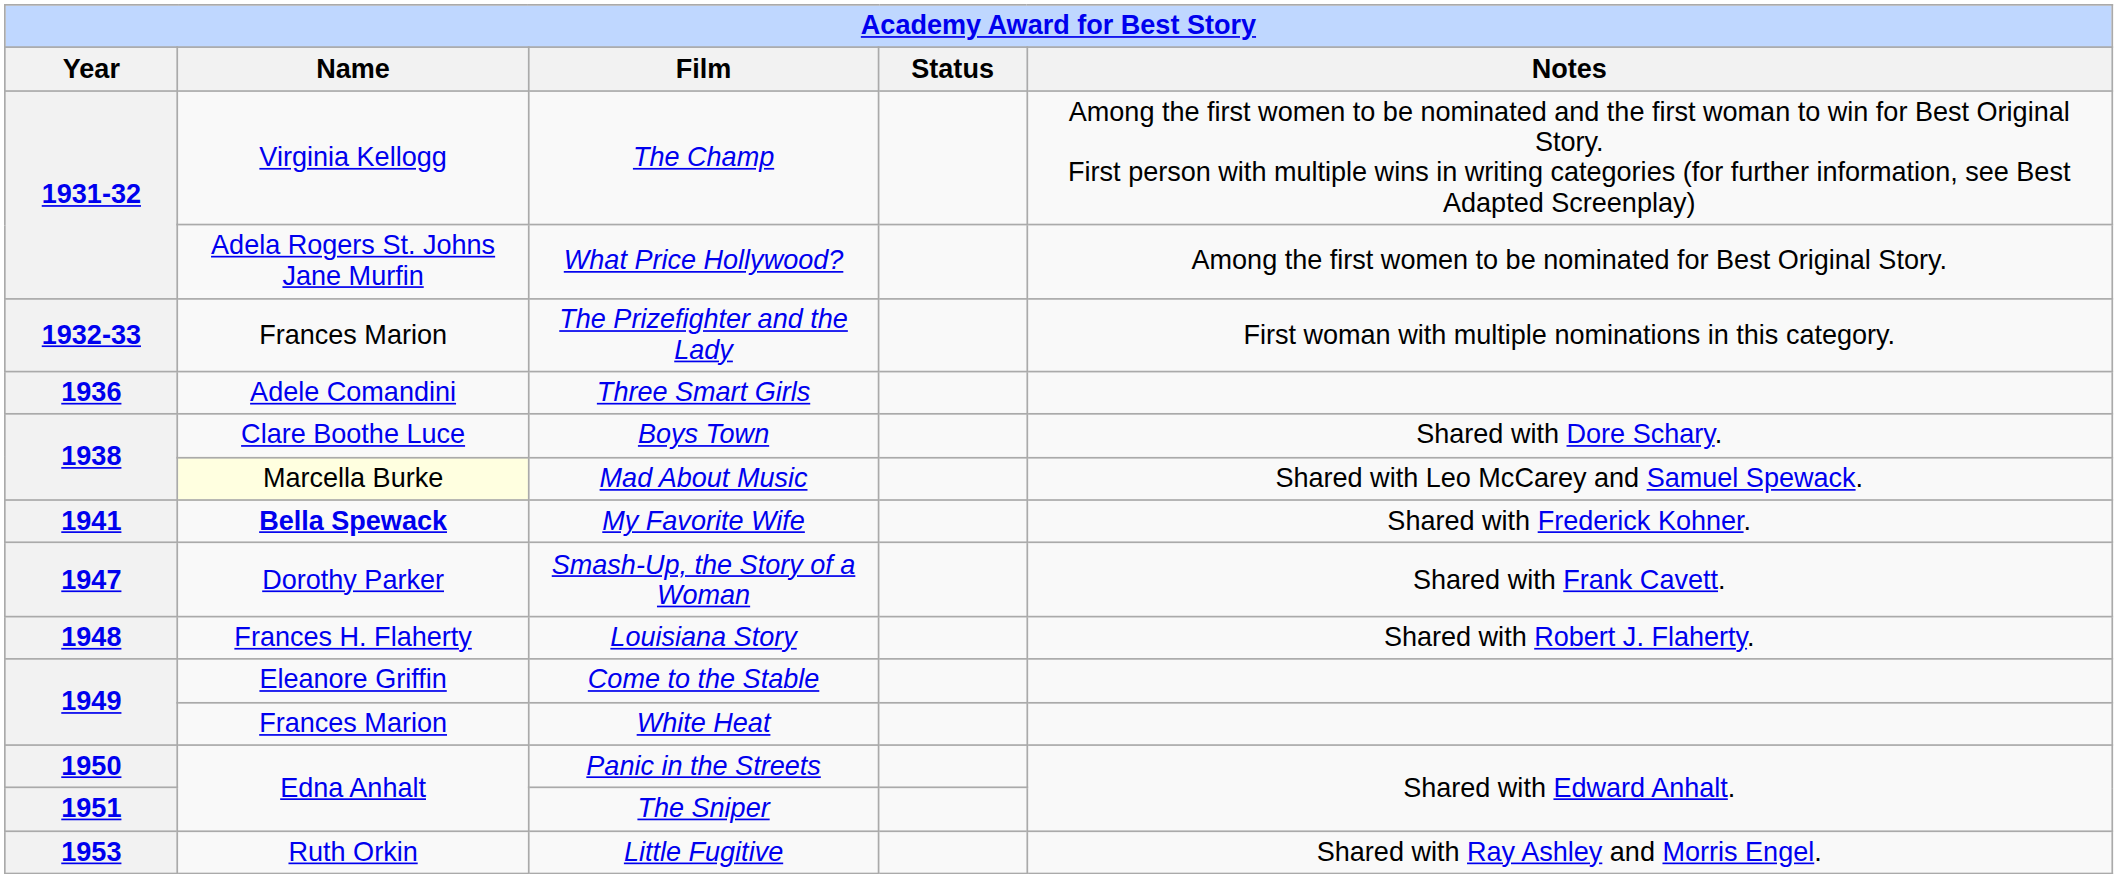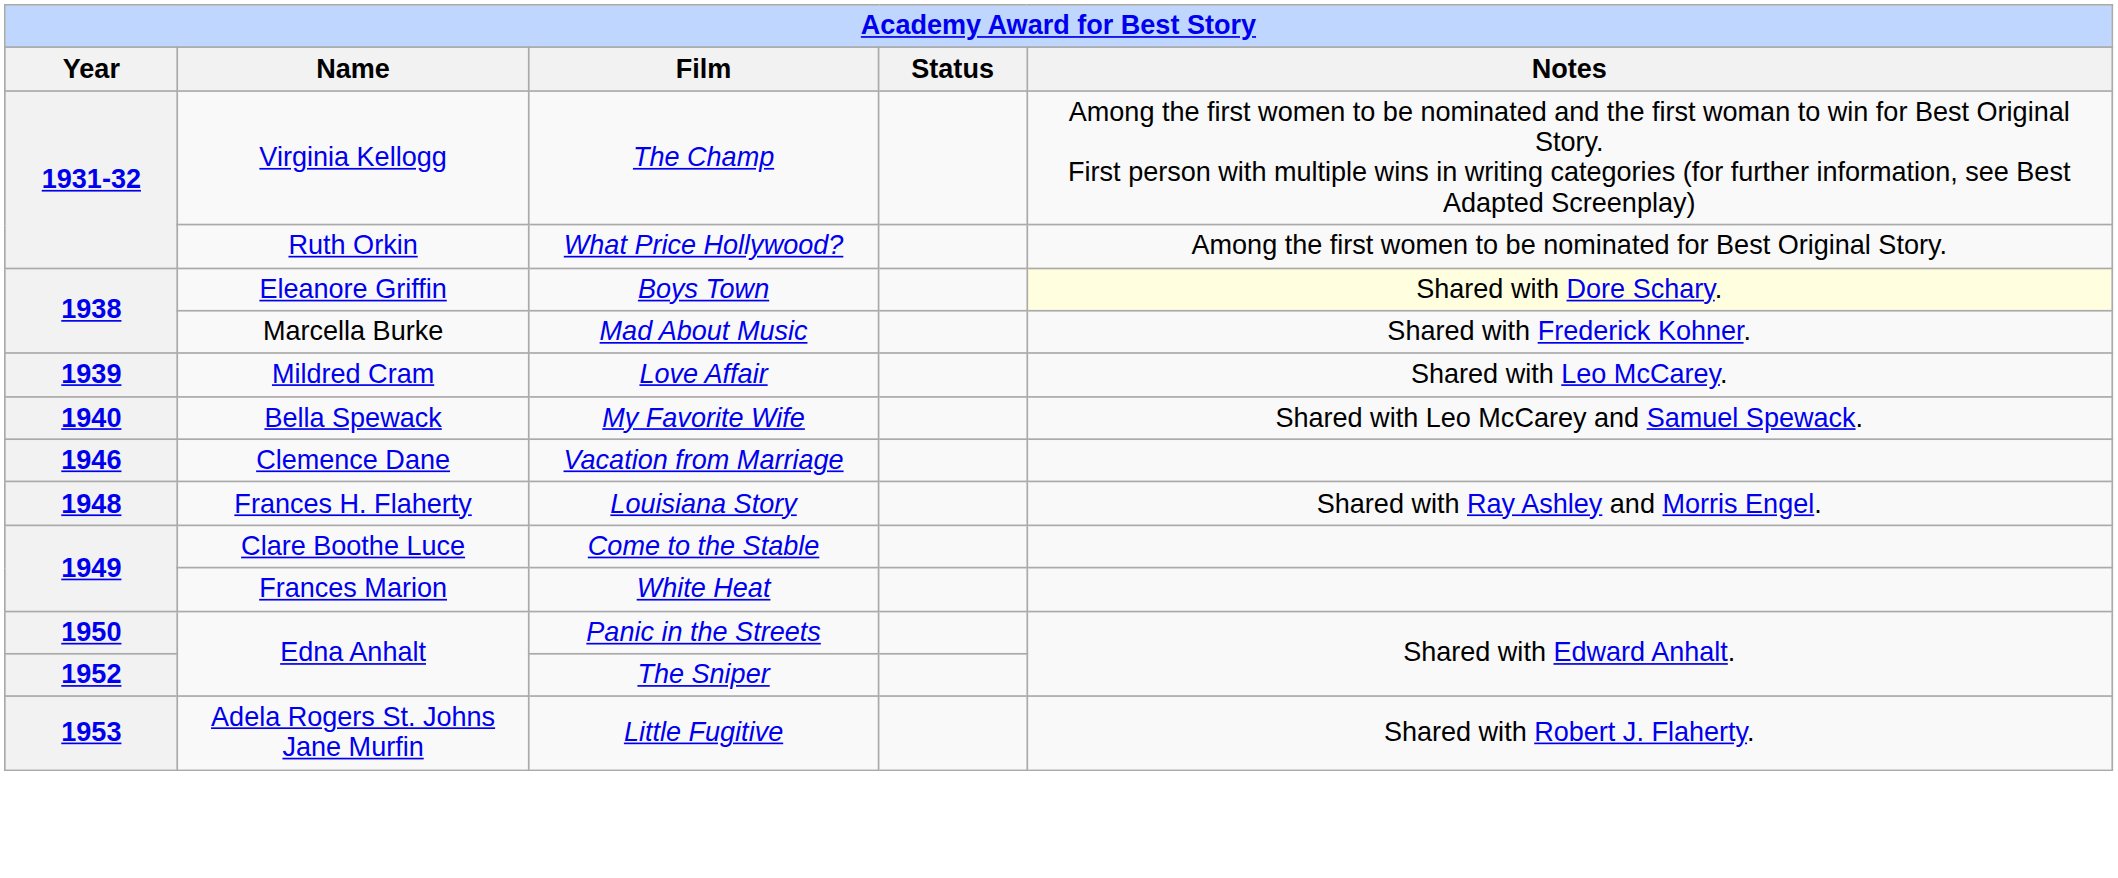(353, 261) Adela Rogers St. Johns Jane Murfin -> (353, 245) Ruth Orkin
- row: (704, 334)
- row: (704, 392)
(353, 435) Clare Boothe Luce -> (353, 288) Eleanore Griffin
(1569, 435) no background -> (1569, 288) lightyellow background
(353, 478) lightyellow background -> (353, 331) no background
(1569, 478) Shared with Leo McCarey and Samuel Spewack. -> (1569, 331) Shared with Frederick Kohner.
+ row: (704, 374)
(91, 521) 1941 -> (91, 417) 1940
(353, 521) bold -> (353, 417) normal
(1569, 521) Shared with Frederick Kohner. -> (1569, 417) Shared with Leo McCarey and Samuel Spewack.
+ row: (704, 460)
- row: (704, 579)
(1569, 637) Shared with Robert J. Flaherty. -> (1569, 503) Shared with Ray Ashley and Morris Engel.
(353, 680) Eleanore Griffin -> (353, 546) Clare Boothe Luce
(91, 808) 1951 -> (91, 674) 1952
(353, 851) Ruth Orkin -> (353, 732) Adela Rogers St. Johns Jane Murfin
(1569, 851) Shared with Ray Ashley and Morris Engel. -> (1569, 732) Shared with Robert J. Flaherty.
